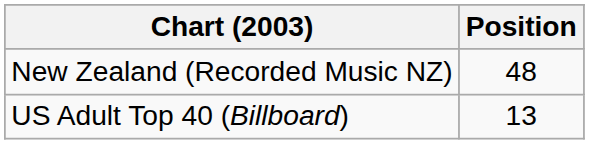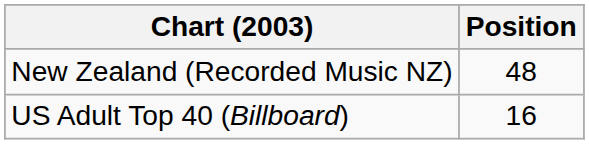(521, 116) 13 -> (521, 116) 16
